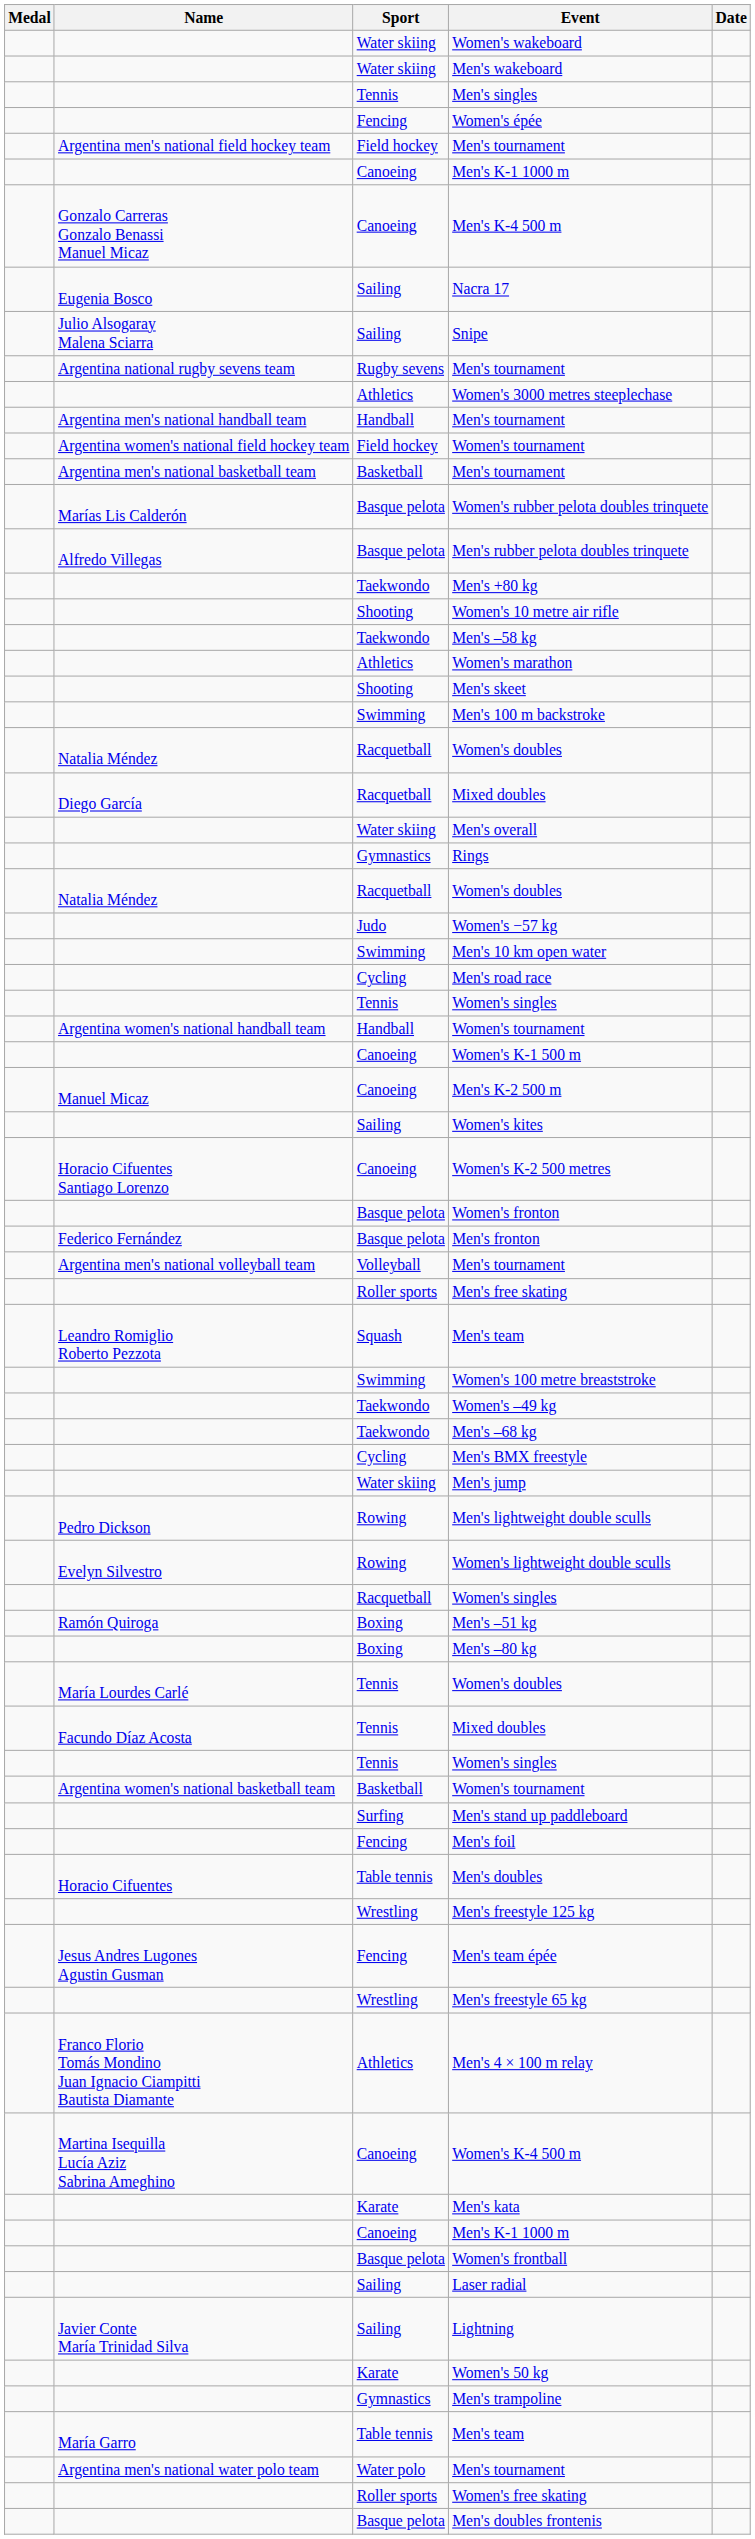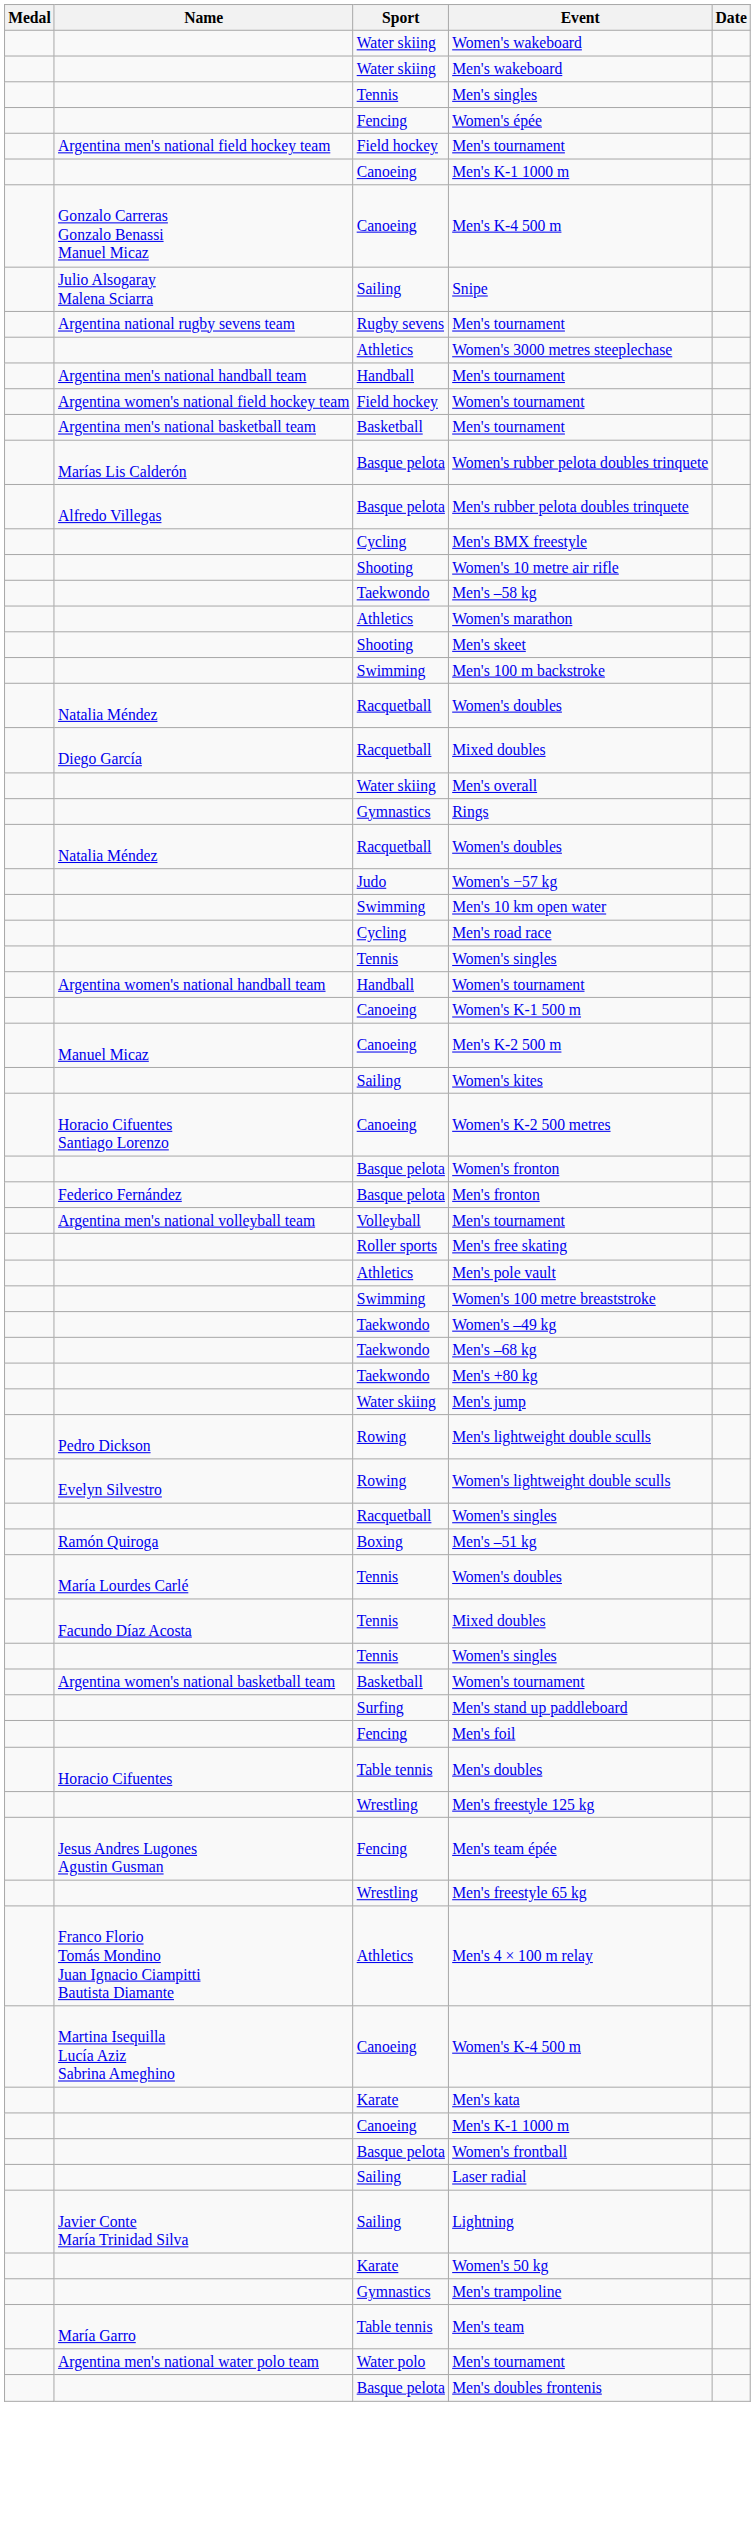- row: (379, 288)
rows swapped: (381, 1457) <-> (393, 586)
+ row: (385, 1272)
- row: (379, 1335)
- row: (380, 1649)
- row: (397, 2495)
